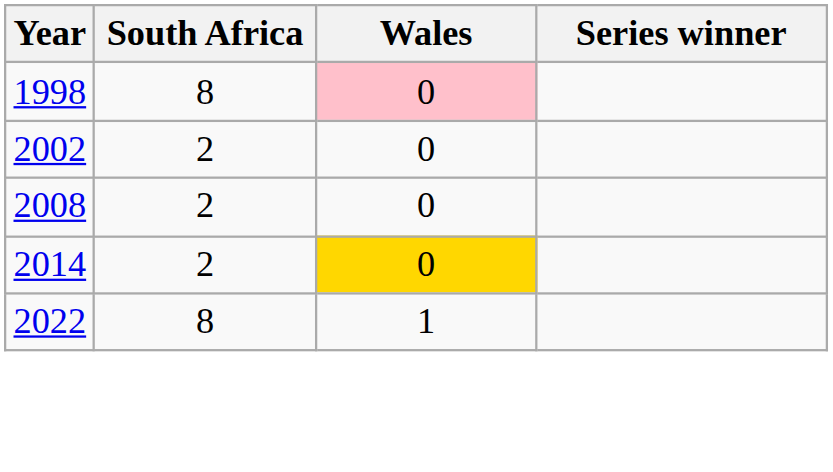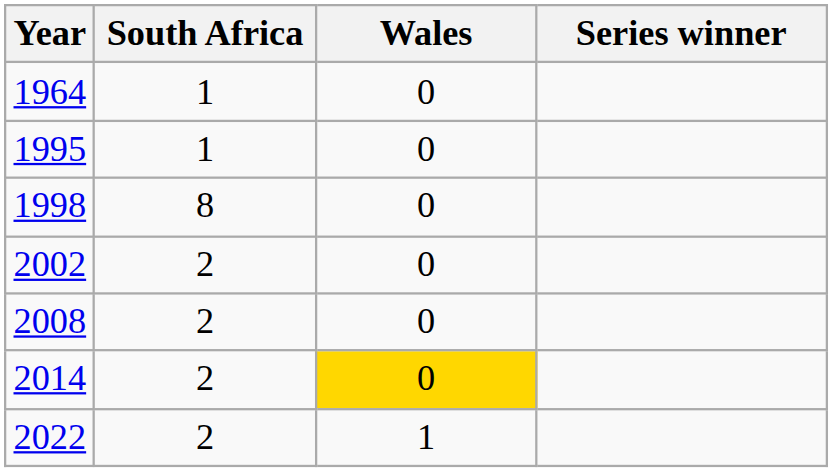+ row: (50, 90)
+ row: (50, 148)
(426, 90) pink background -> (426, 206) no background
(205, 321) 8 -> (205, 436) 2
